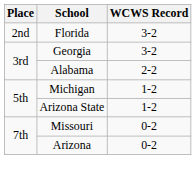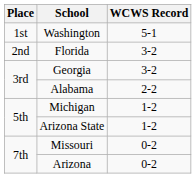+ row: (72, 32)
